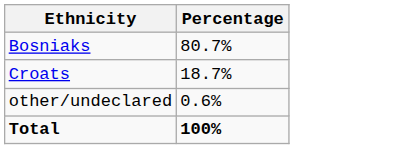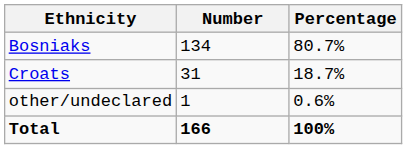+ column: (233, 19)
